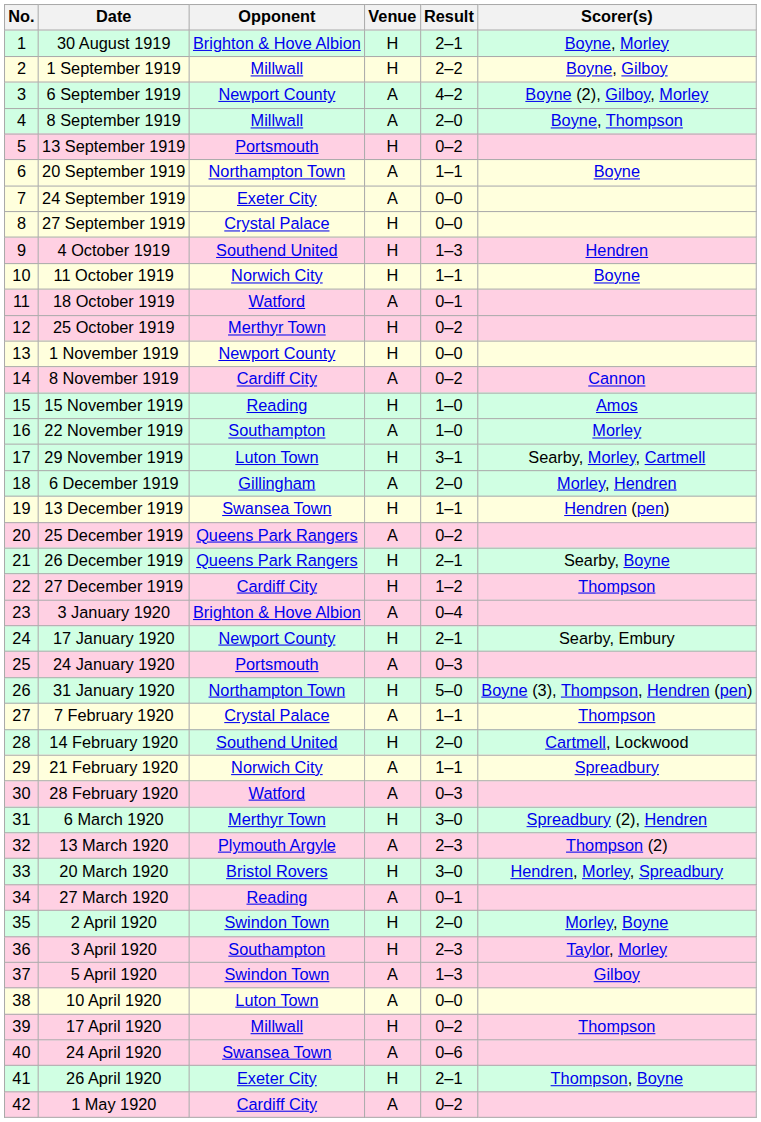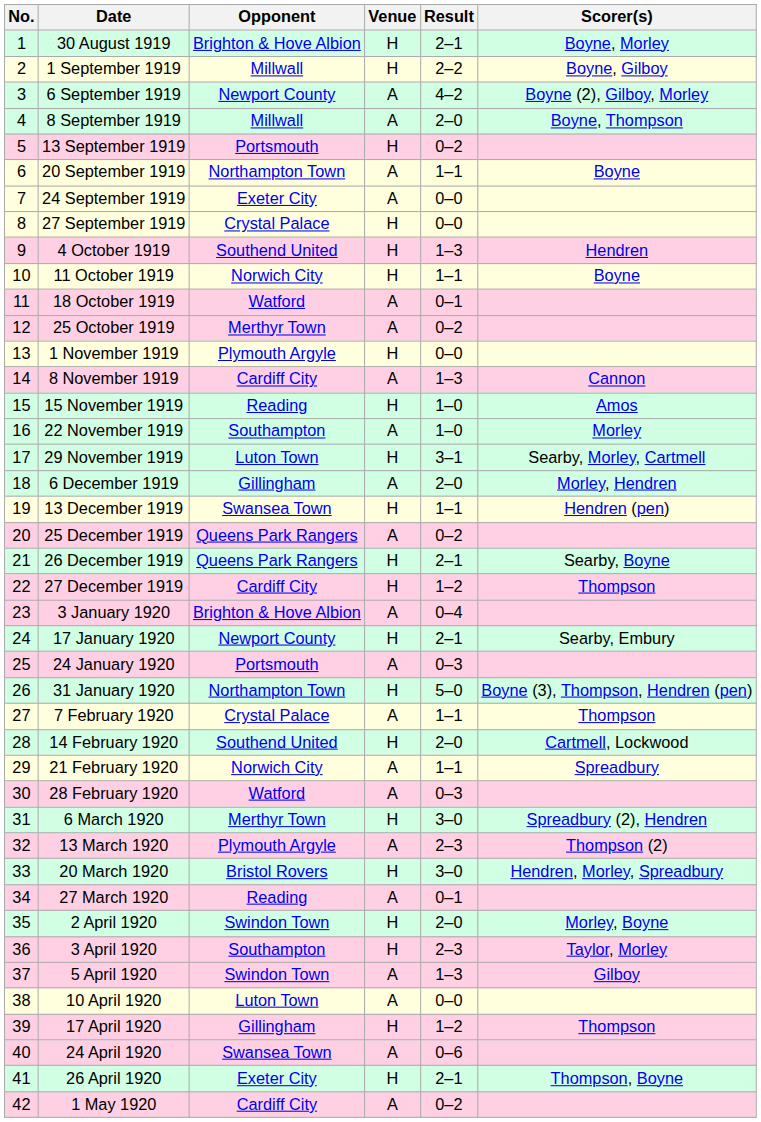(392, 328) H -> (392, 328) A
(277, 353) Newport County -> (277, 353) Plymouth Argyle
(449, 379) 0–2 -> (449, 379) 1–3
(277, 1026) Millwall -> (277, 1026) Gillingham
(449, 1026) 0–2 -> (449, 1026) 1–2
